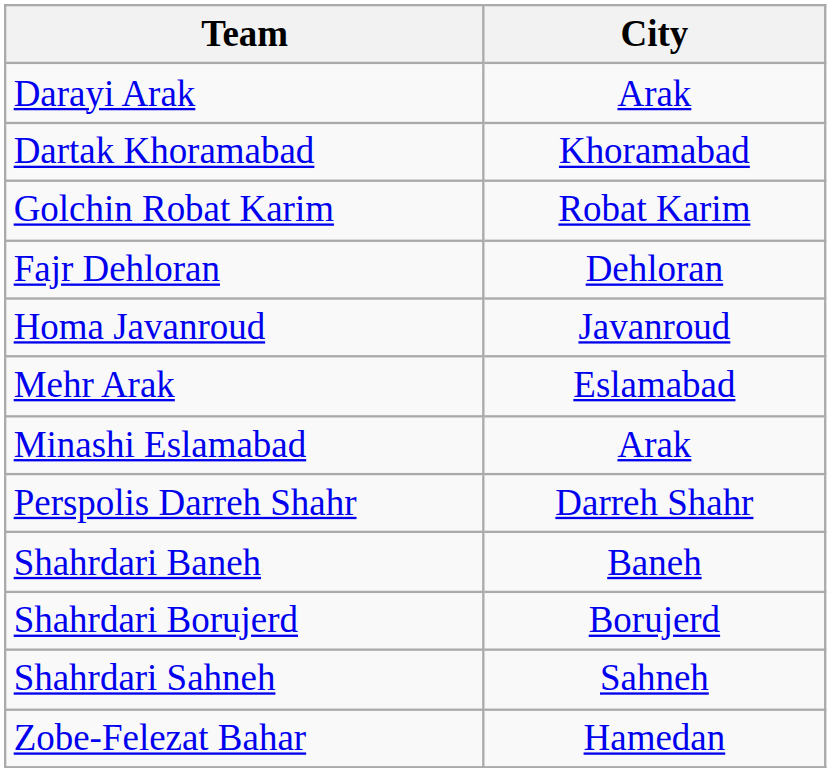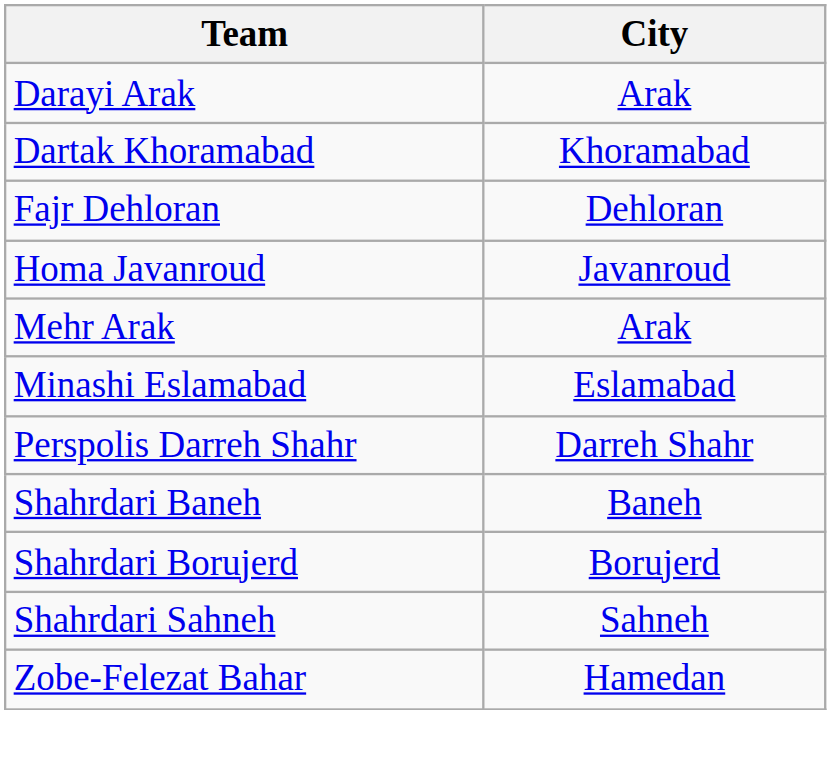- row: (174, 209)
(654, 385) Eslamabad -> (654, 326) Arak
(654, 444) Arak -> (654, 385) Eslamabad
